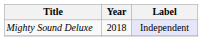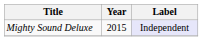(117, 28) 2018 -> (117, 28) 2015
